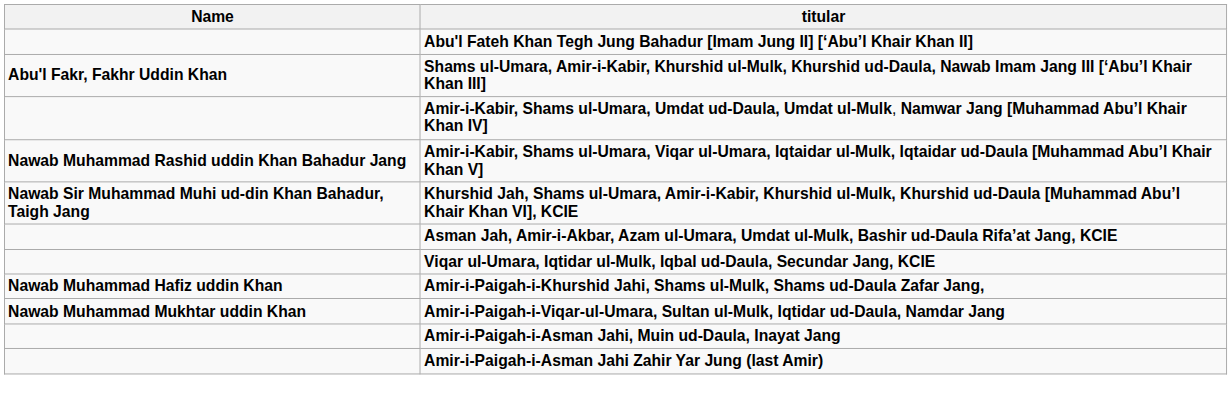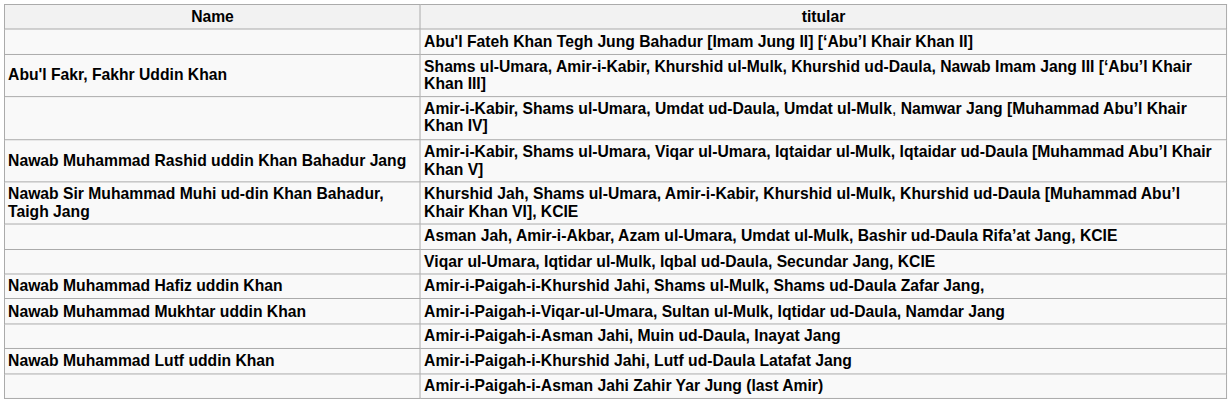+ row: (638, 361)
